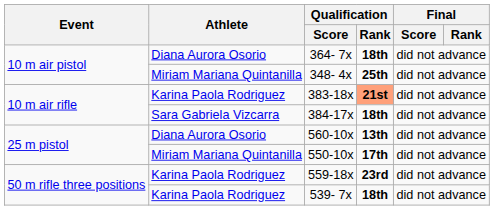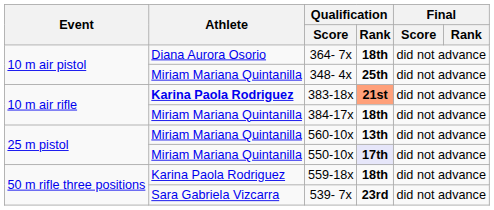(218, 95) normal -> (222, 95) bold
(215, 115) Sara Gabriela Vizcarra -> (227, 115) Miriam Mariana Quintanilla
(209, 135) Diana Aurora Osorio -> (227, 135) Miriam Mariana Quintanilla
(375, 155) no background -> (375, 155) lavender background
(375, 175) 23rd -> (375, 175) 18th
(218, 195) Karina Paola Rodriguez -> (215, 195) Sara Gabriela Vizcarra
(375, 195) 18th -> (375, 195) 23rd
